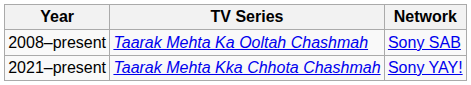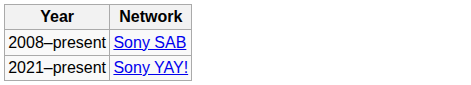- column: (247, 17)
